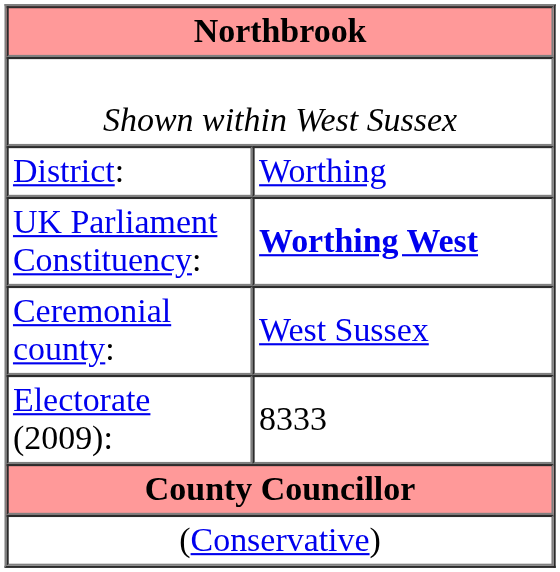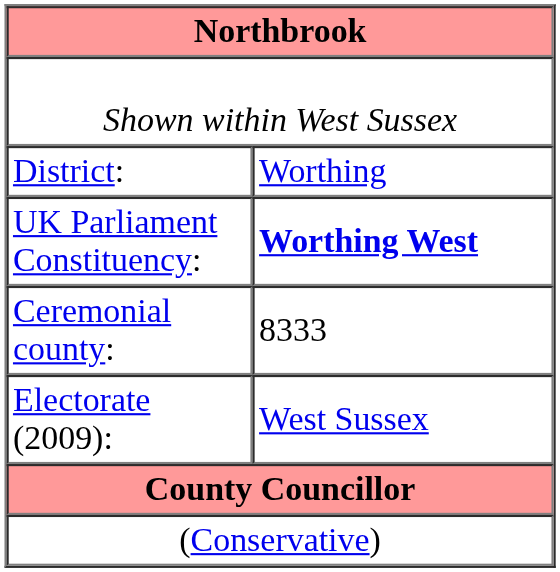(344, 329) West Sussex -> (293, 329) 8333
(293, 418) 8333 -> (344, 418) West Sussex
